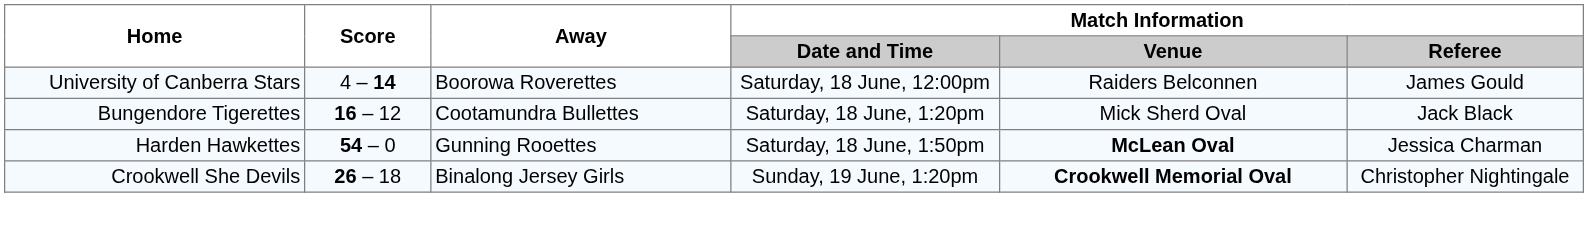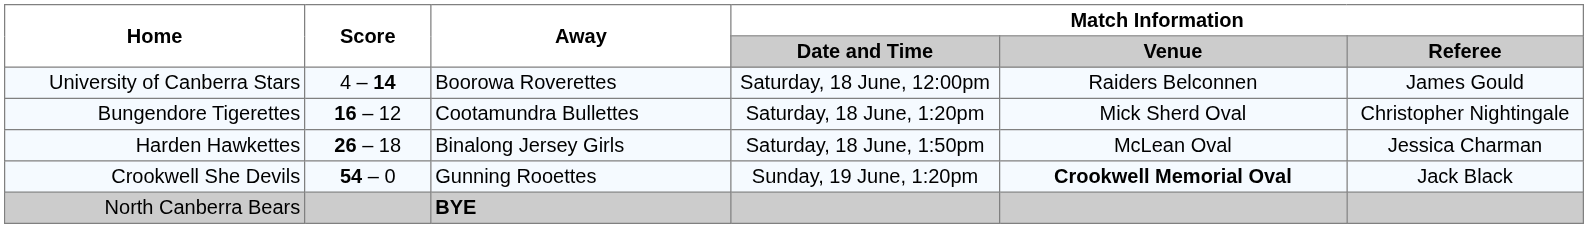(1465, 113) Jack Black -> (1465, 113) Christopher Nightingale
(368, 145) 54 – 0 -> (368, 145) 26 – 18
(516, 145) Gunning Rooettes -> (530, 145) Binalong Jersey Girls
(1173, 145) bold -> (1173, 145) normal
(368, 176) 26 – 18 -> (368, 176) 54 – 0
(530, 176) Binalong Jersey Girls -> (516, 176) Gunning Rooettes
(1465, 176) Christopher Nightingale -> (1465, 176) Jack Black
+ row: (202, 207)
